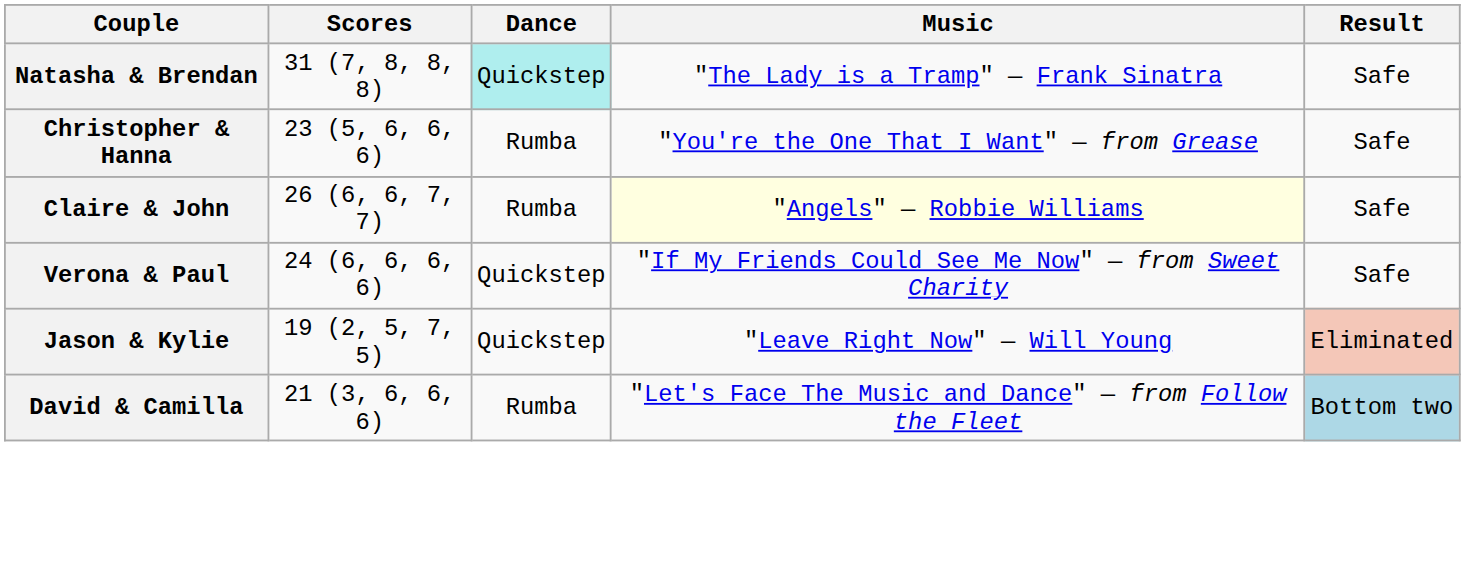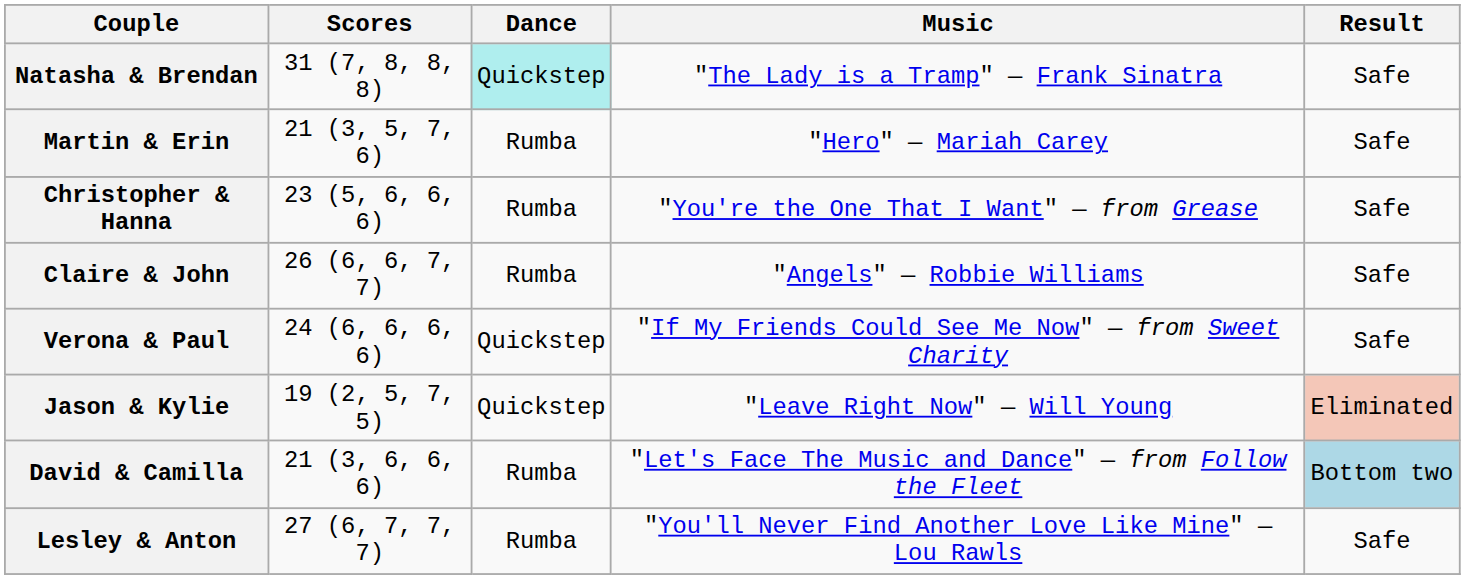+ row: (136, 143)
(958, 209) lightyellow background -> (958, 275) no background
+ row: (136, 540)
